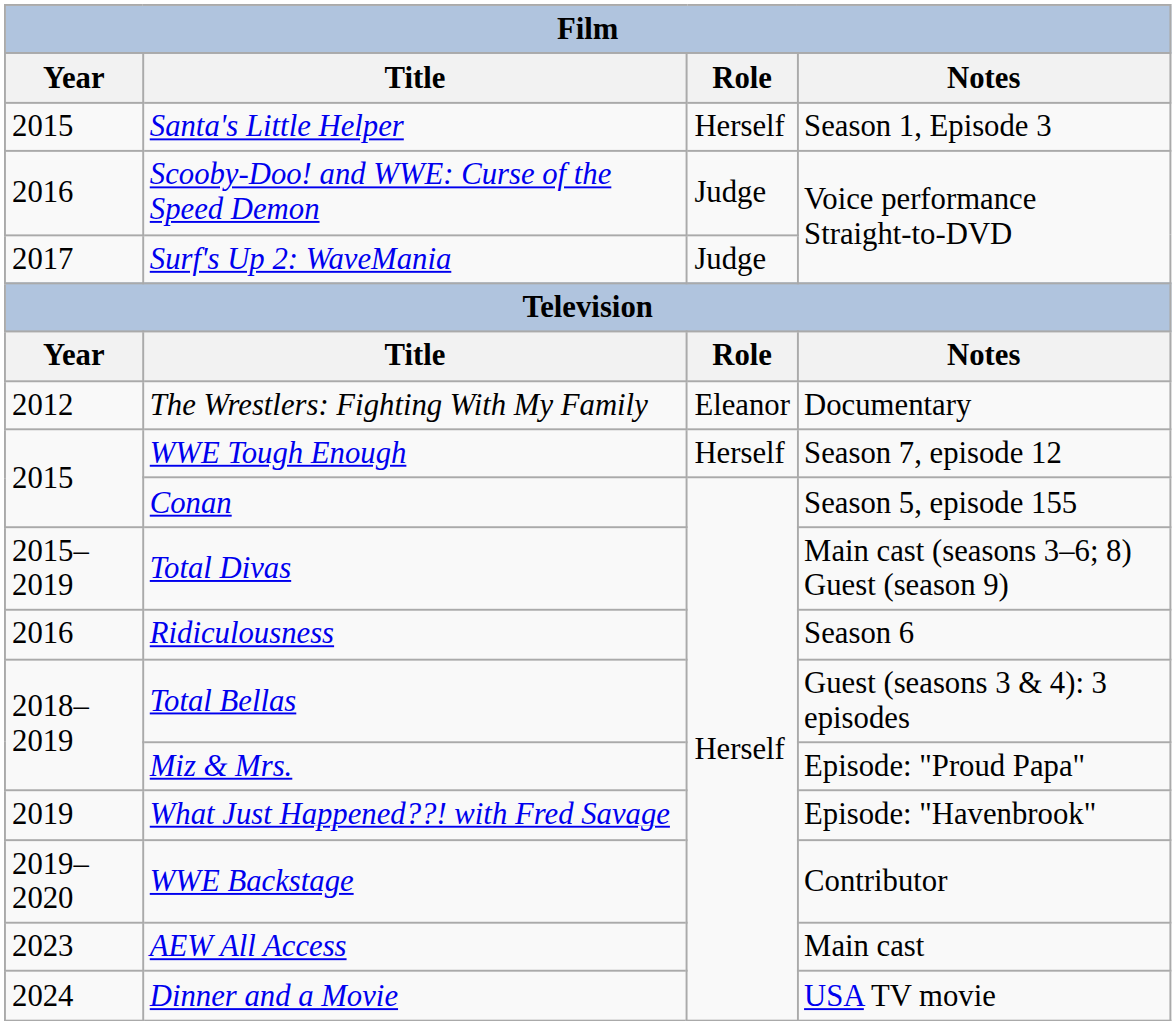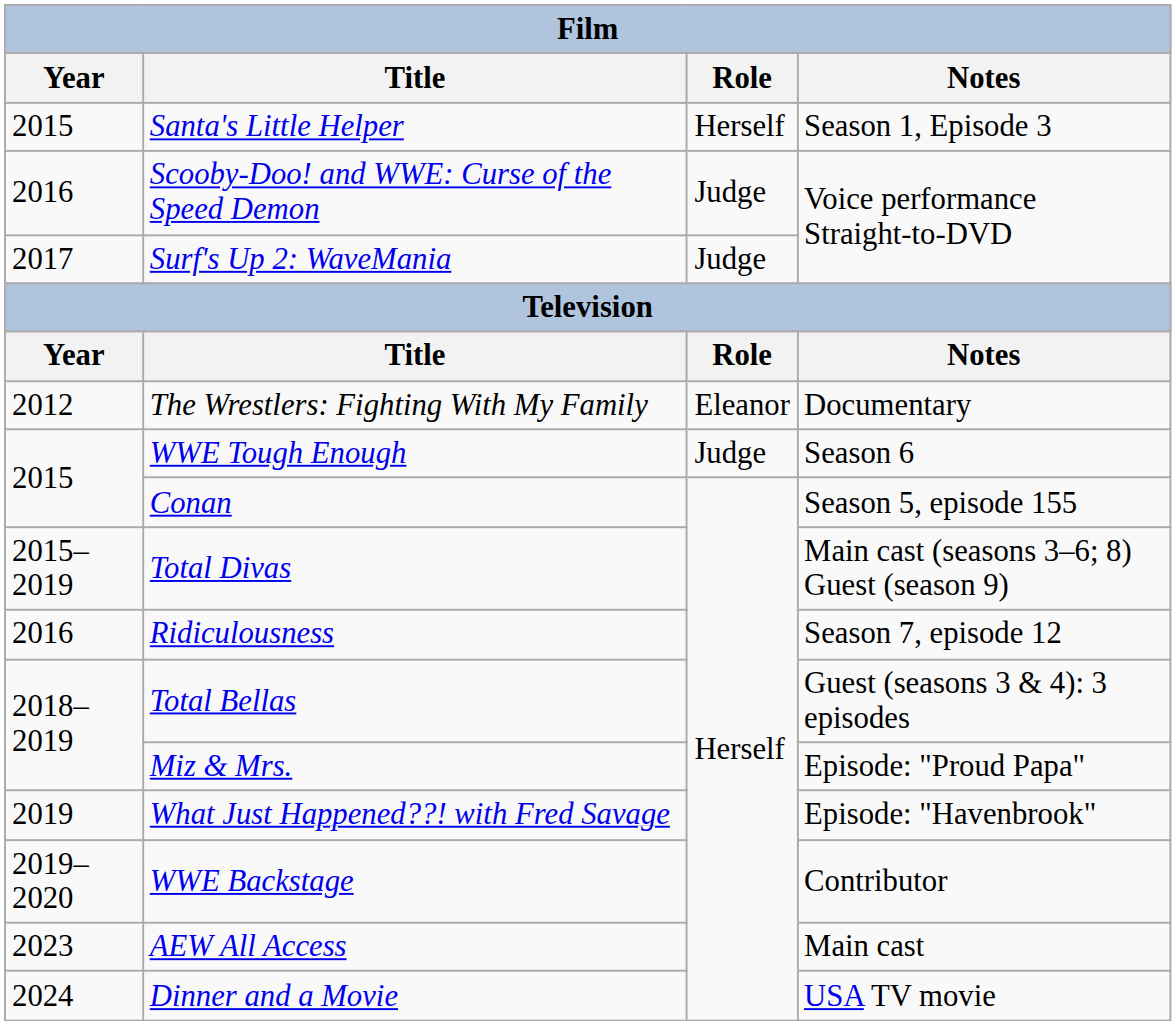(740, 453) Herself -> (730, 453) Judge
(933, 453) Season 7, episode 12 -> (859, 453) Season 6
(859, 633) Season 6 -> (933, 633) Season 7, episode 12
